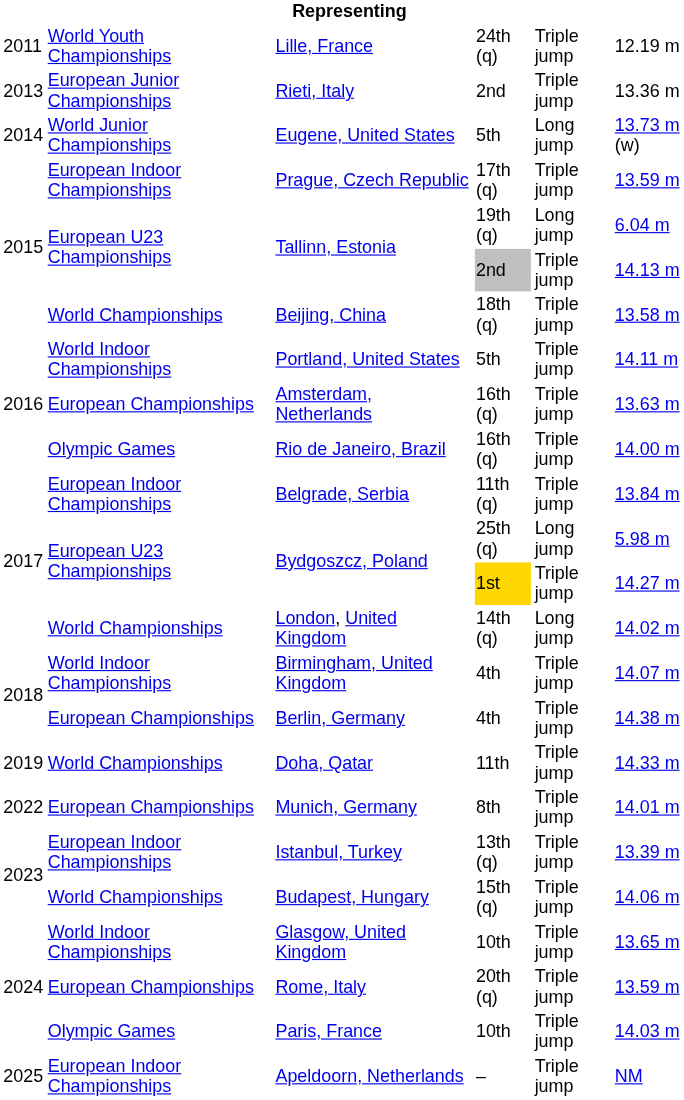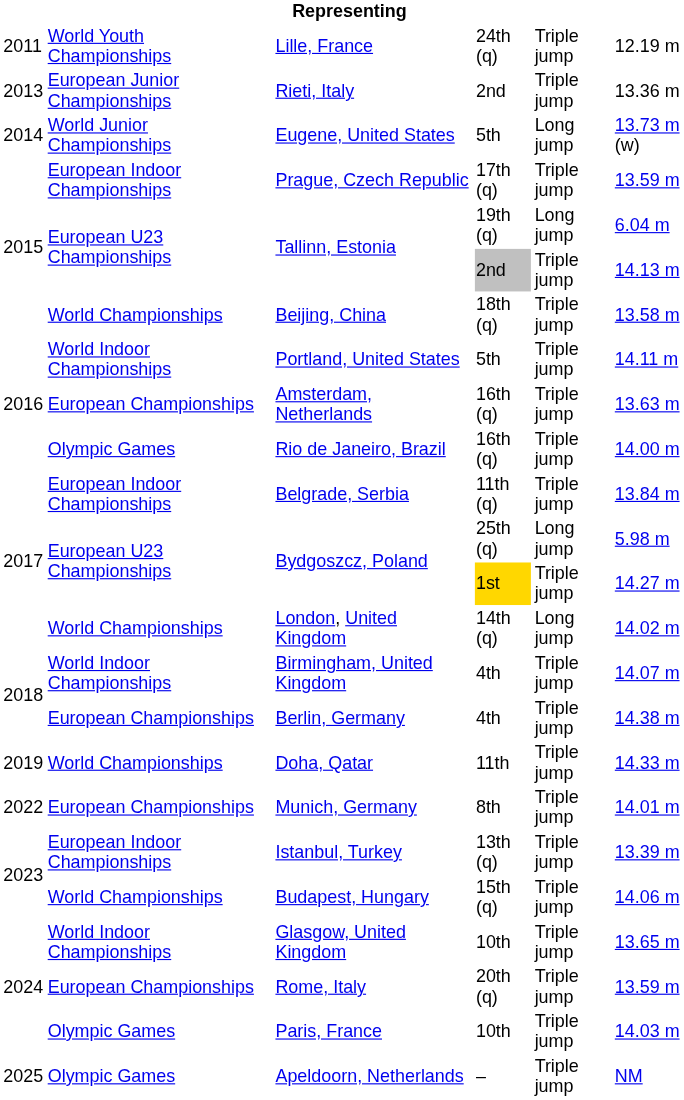(114, 1076) European Indoor Championships -> (111, 1076) Olympic Games
